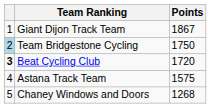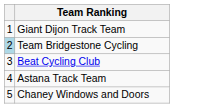- column: (187, 12)
(10, 62) bold -> (10, 62) normal
